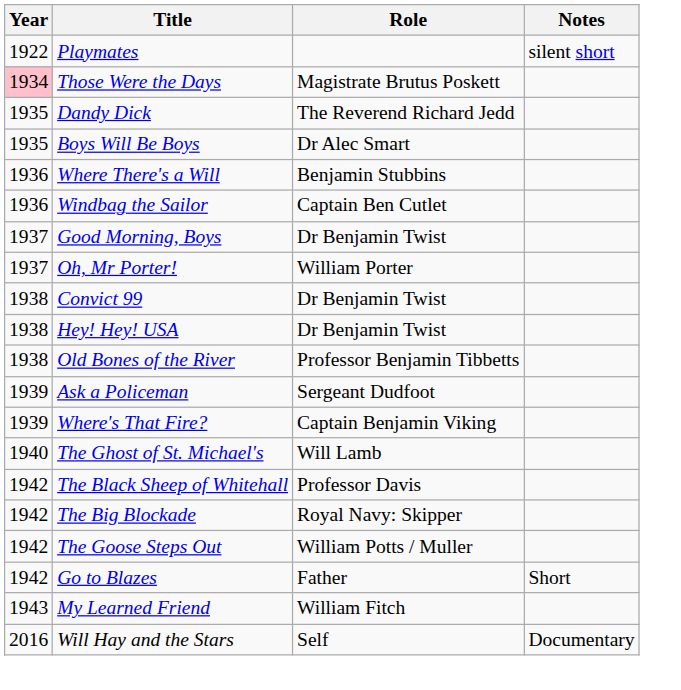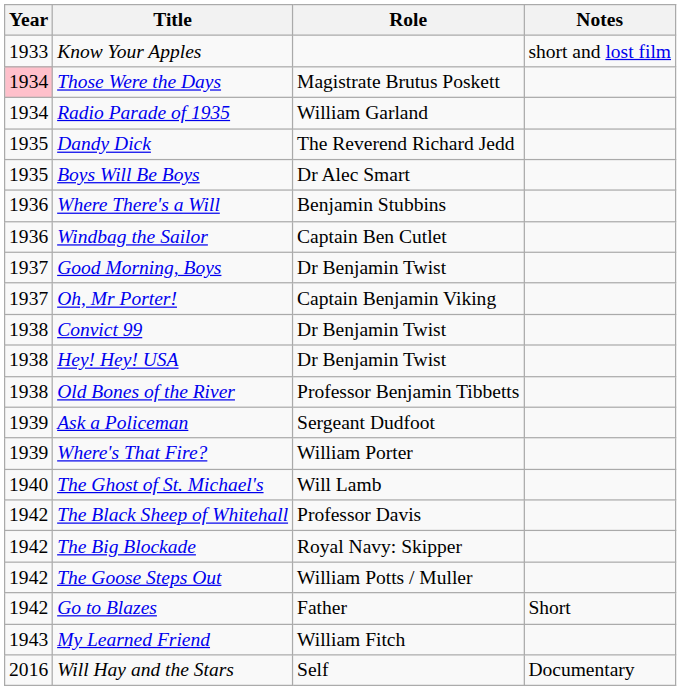- row: (98, 50)
+ row: (129, 50)
+ row: (144, 112)
(355, 267) William Porter -> (397, 298) Captain Benjamin Viking
(397, 422) Captain Benjamin Viking -> (355, 453) William Porter
